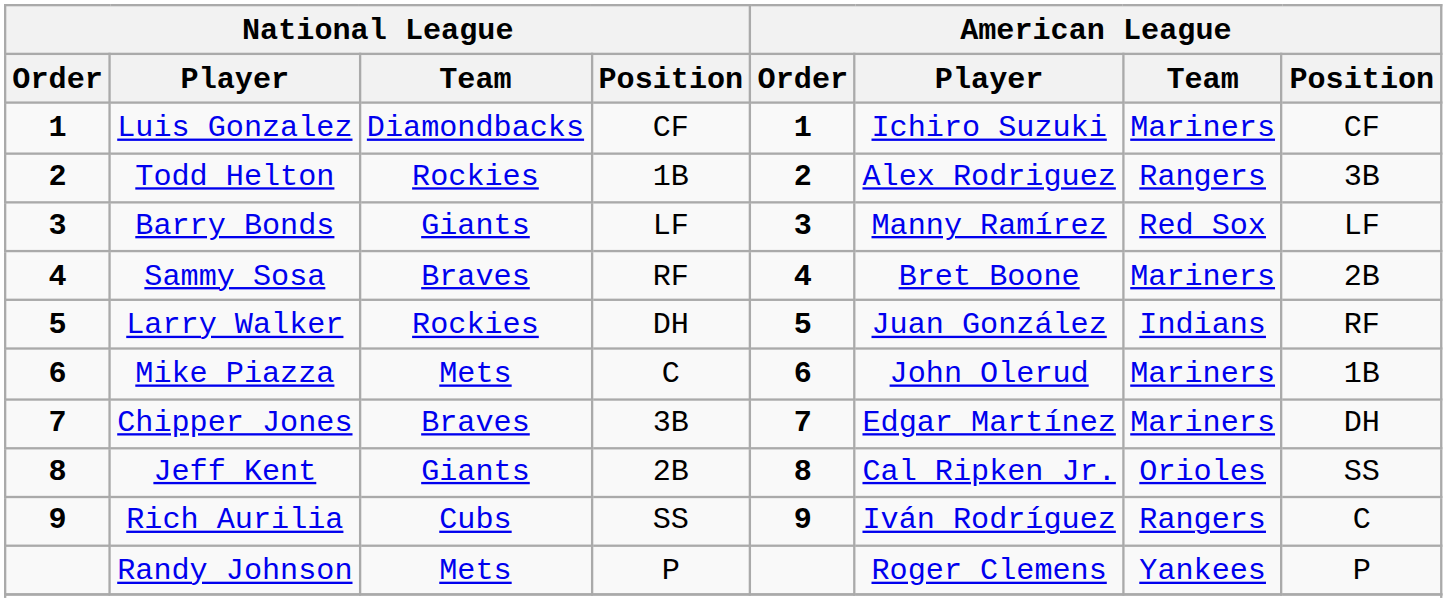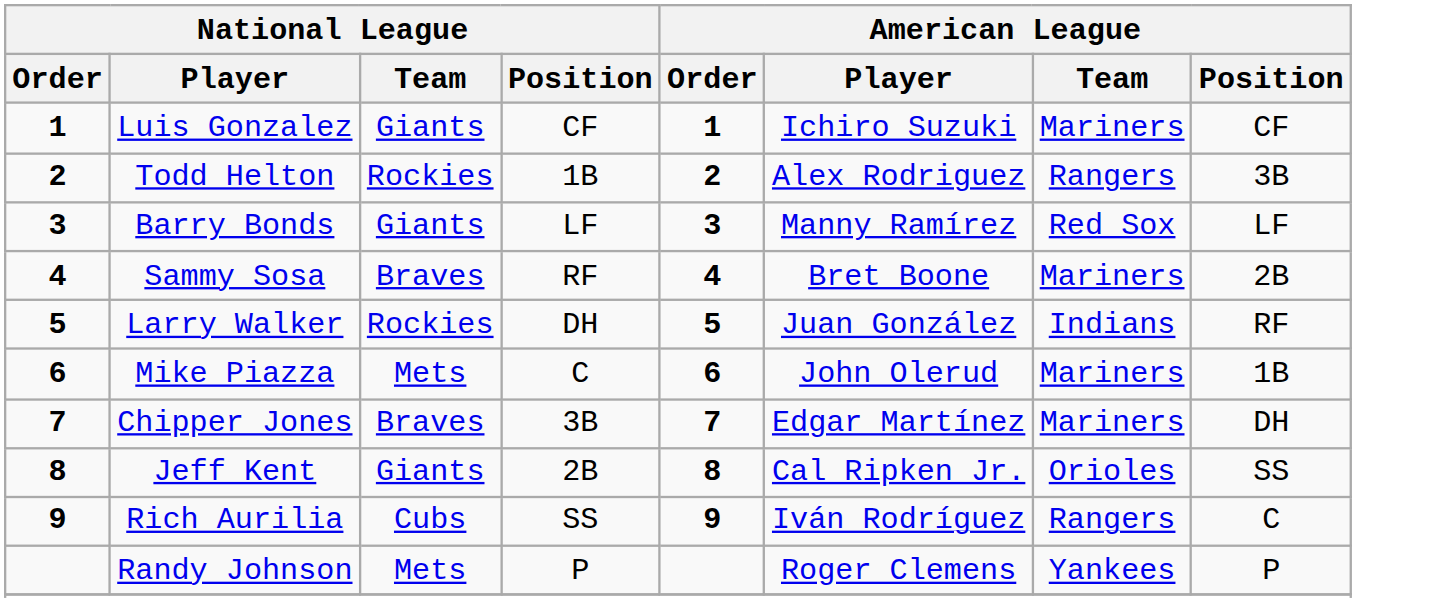(475, 128) Diamondbacks -> (430, 128) Giants
